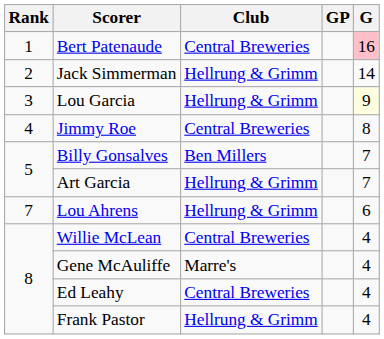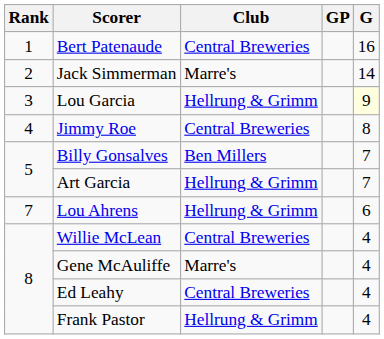(366, 45) pink background -> (366, 45) no background
(251, 73) Hellrung & Grimm -> (210, 73) Marre's
